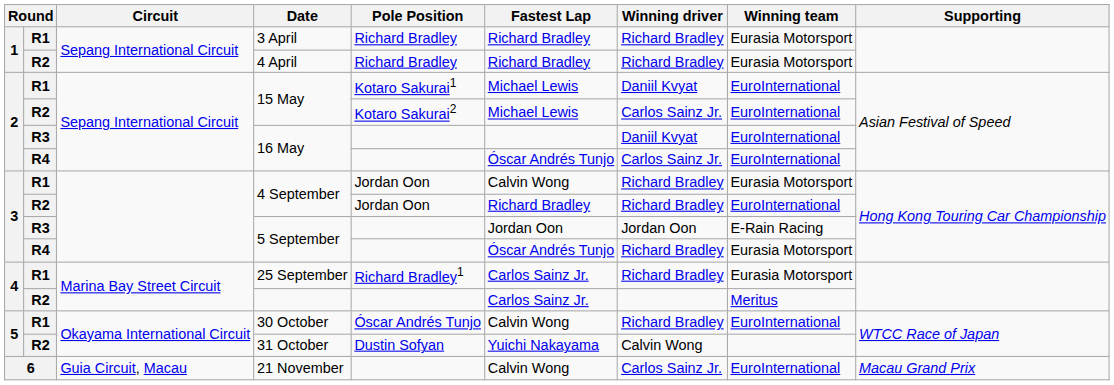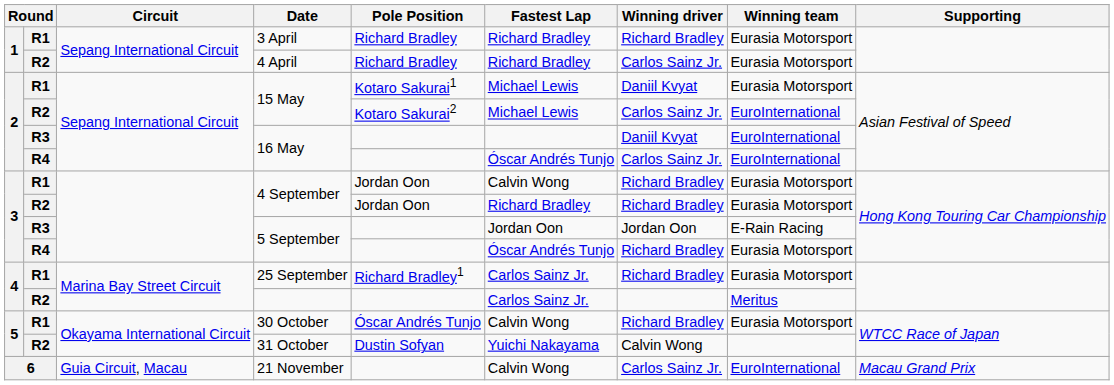(672, 61) Richard Bradley -> (672, 61) Carlos Sainz Jr.
(785, 86) EuroInternational -> (791, 86) Eurasia Motorsport
(785, 205) EuroInternational -> (791, 205) Eurasia Motorsport
(785, 322) EuroInternational -> (791, 322) Eurasia Motorsport
